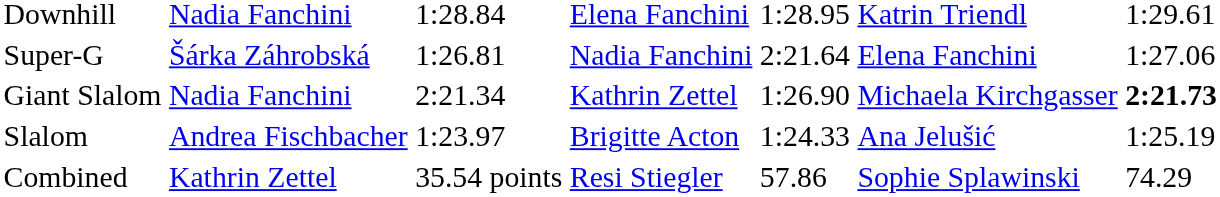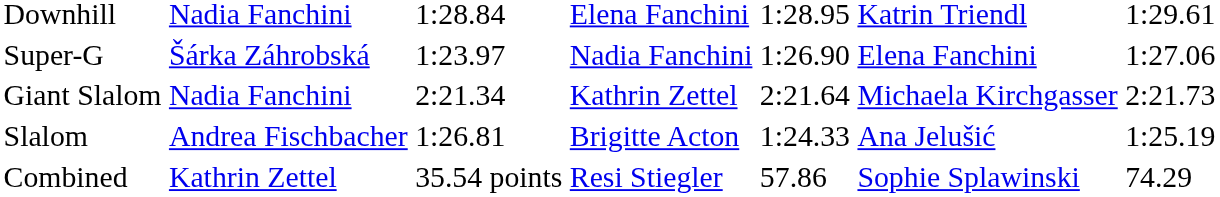(460, 54) 1:26.81 -> (460, 54) 1:23.97
(805, 54) 2:21.64 -> (805, 54) 1:26.90
(805, 95) 1:26.90 -> (805, 95) 2:21.64
(1171, 95) bold -> (1170, 95) normal
(460, 136) 1:23.97 -> (460, 136) 1:26.81
